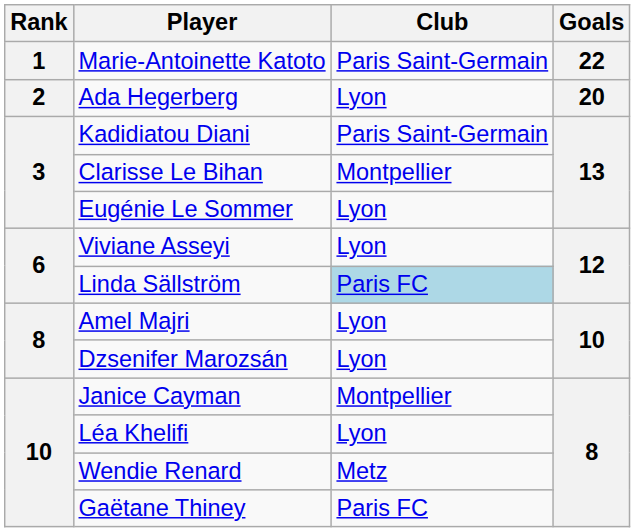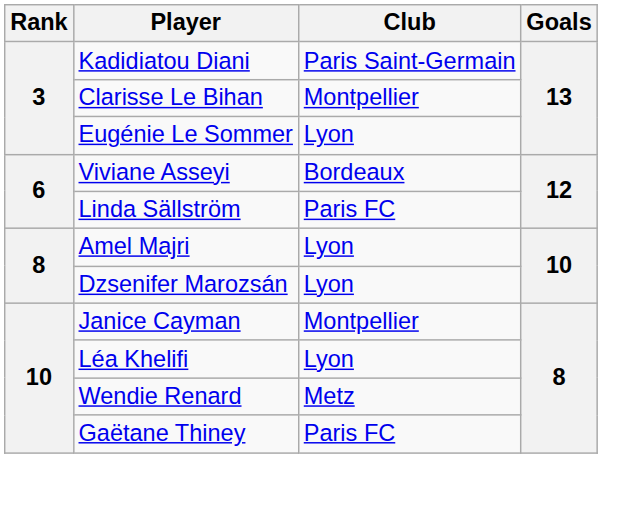- row: (202, 60)
- row: (158, 97)
(362, 246) Lyon -> (354, 172) Bordeaux
(382, 284) lightblue background -> (350, 209) no background
